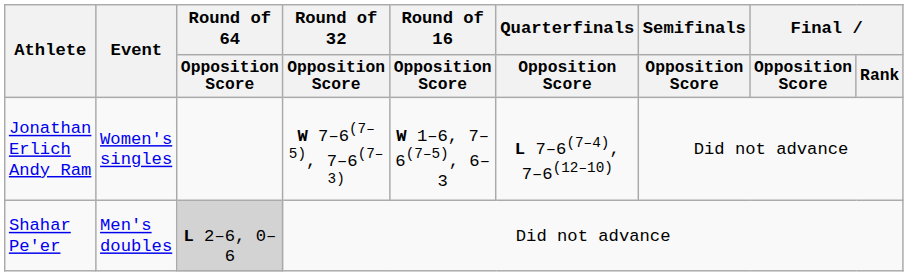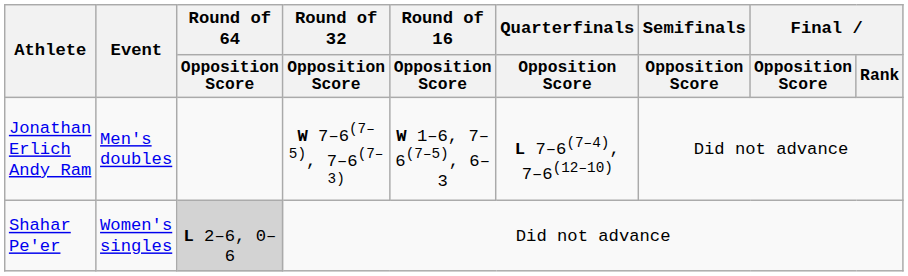(136, 149) Women's singles -> (136, 149) Men's doubles
(136, 236) Men's doubles -> (136, 236) Women's singles
